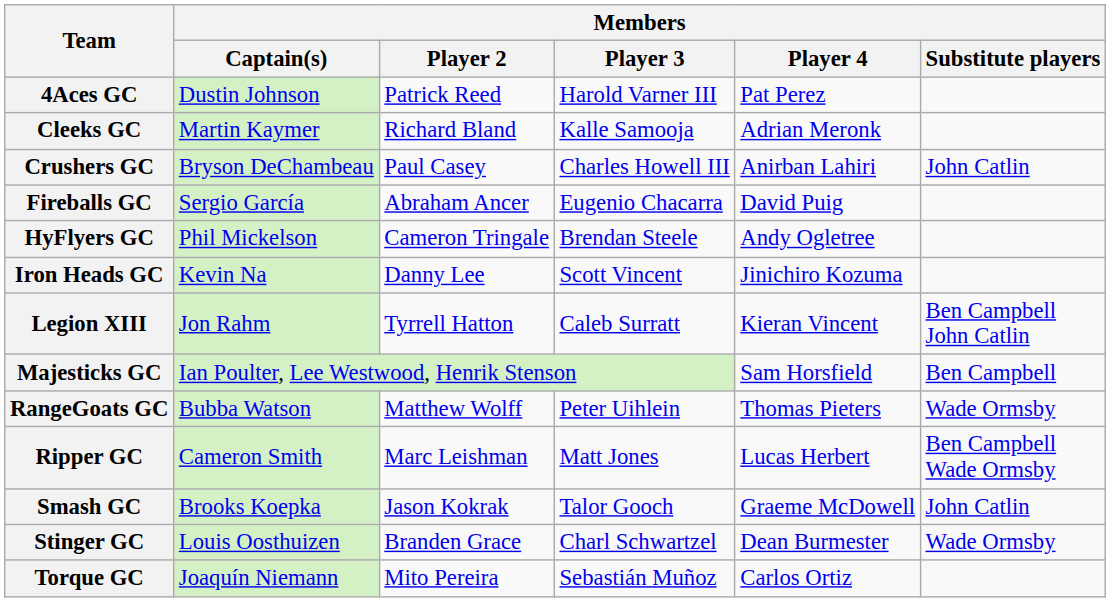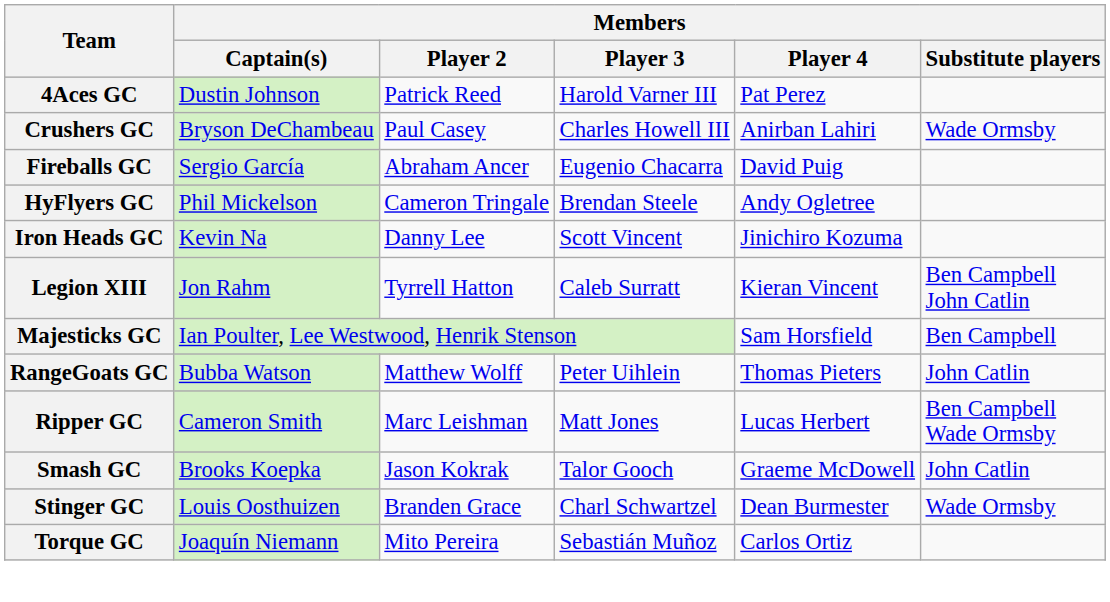- row: (89, 130)
(978, 166) John Catlin -> (991, 130) Wade Ormsby
(991, 408) Wade Ormsby -> (978, 372) John Catlin
